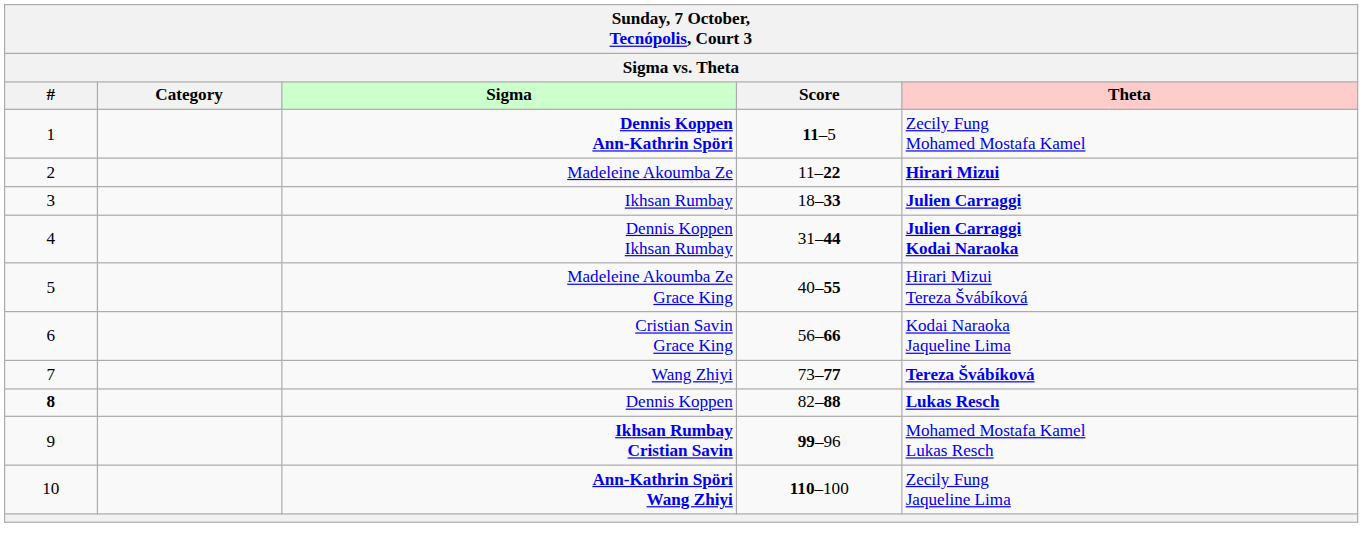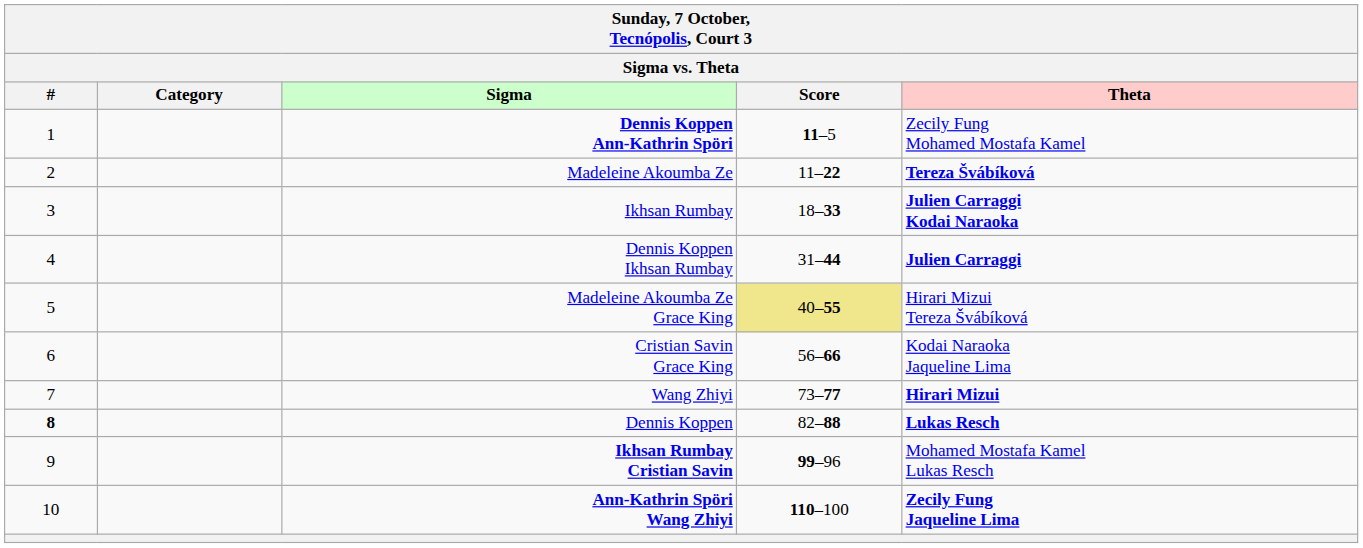(953, 172) Hirari Mizui -> (970, 172) Tereza Švábíková
(963, 200) Julien Carraggi -> (963, 210) Julien Carraggi Kodai Naraoka
(963, 239) Julien Carraggi Kodai Naraoka -> (963, 259) Julien Carraggi
(819, 287) no background -> (819, 307) khaki background
(970, 374) Tereza Švábíková -> (953, 394) Hirari Mizui
(958, 489) normal -> (963, 509) bold
